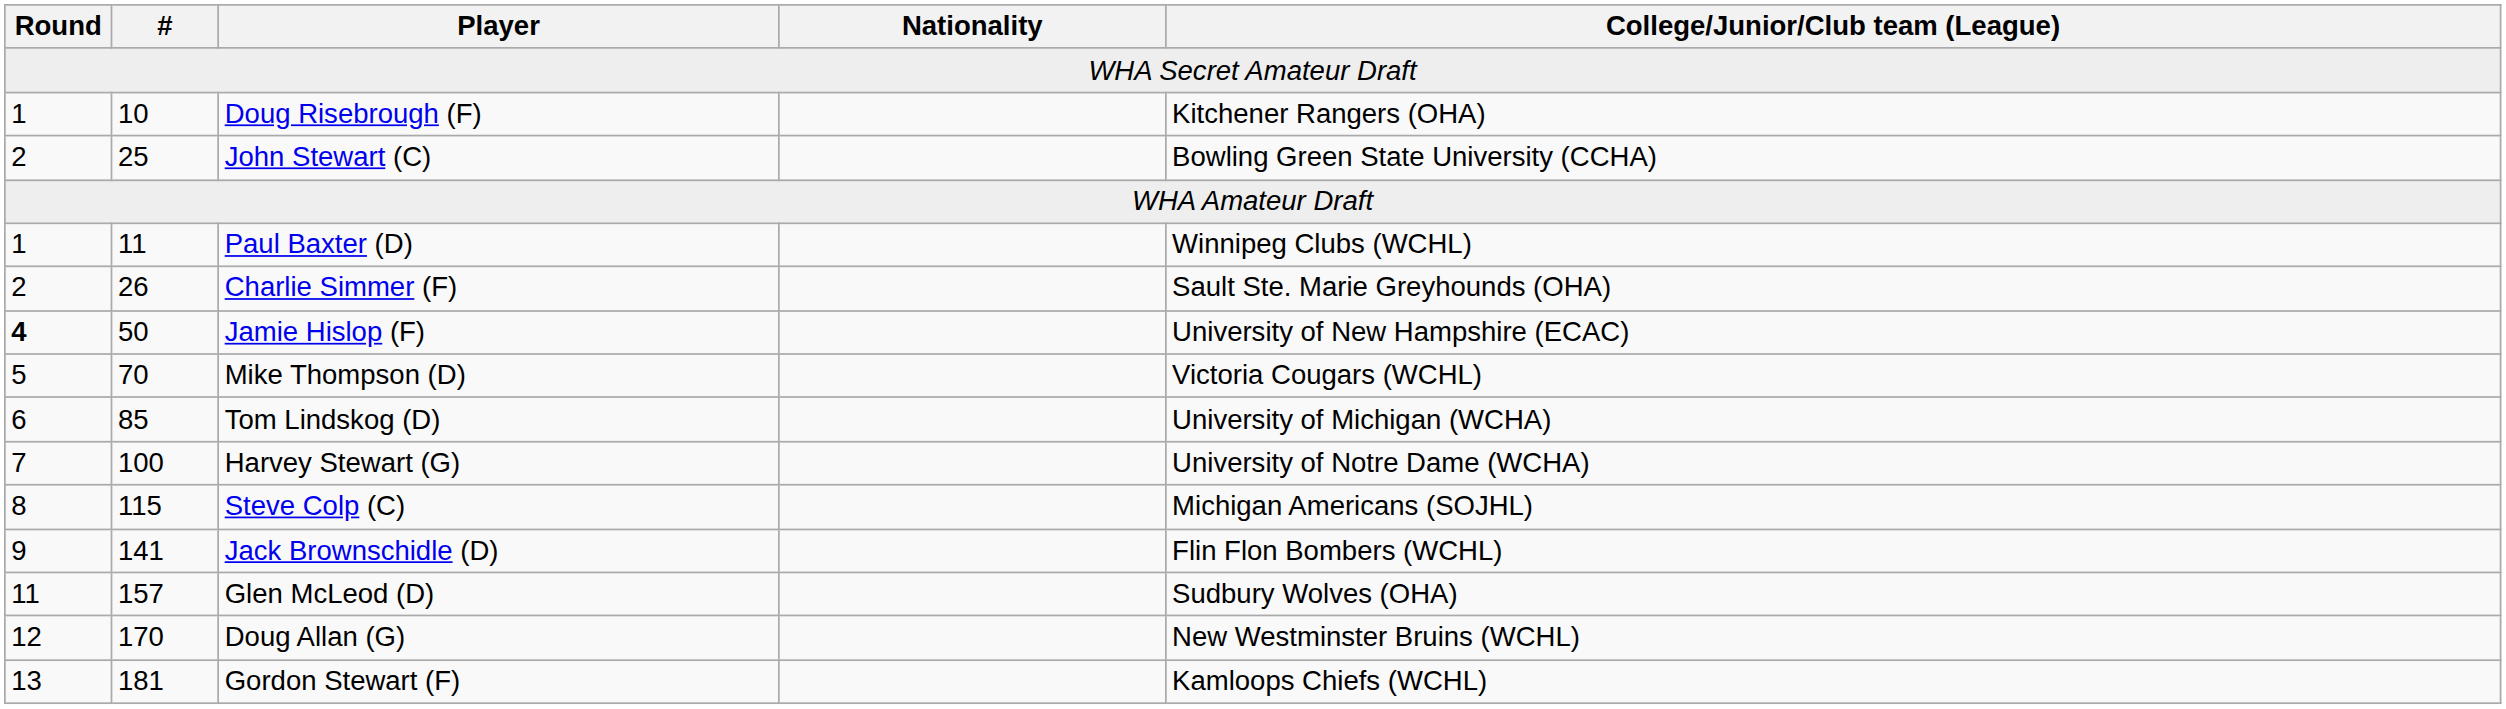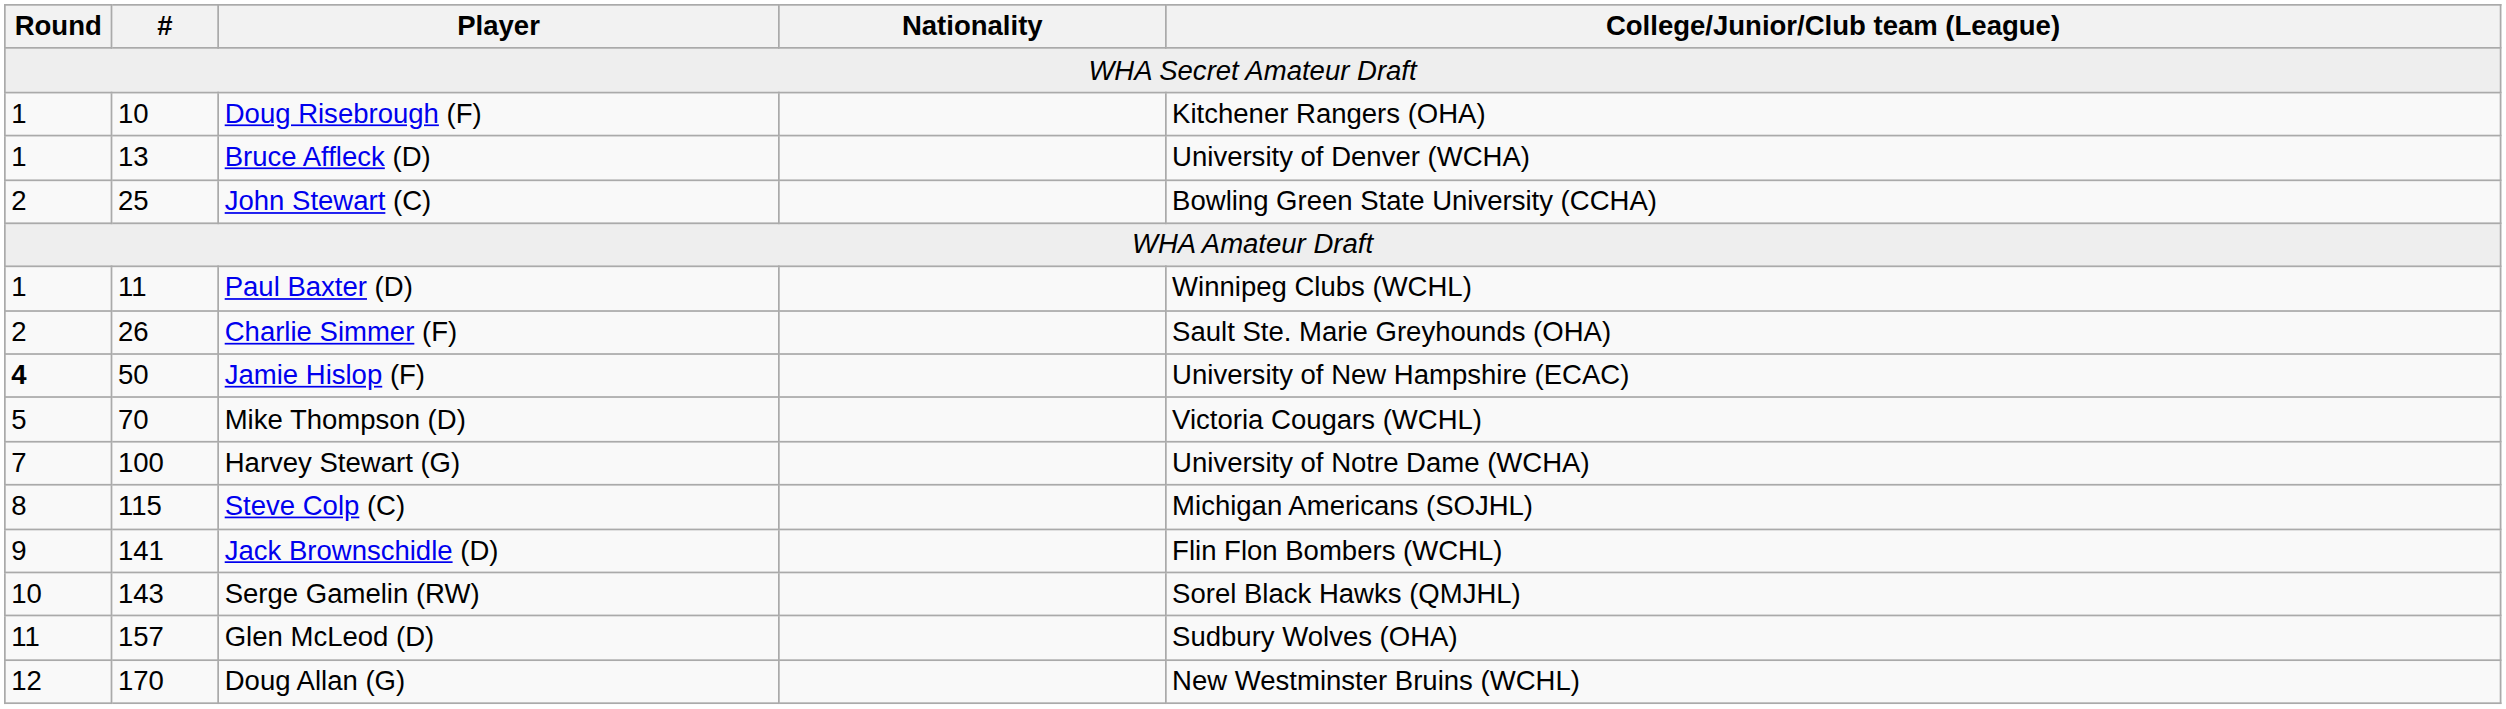+ row: (328, 157)
- row: (333, 419)
+ row: (352, 593)
- row: (342, 680)
